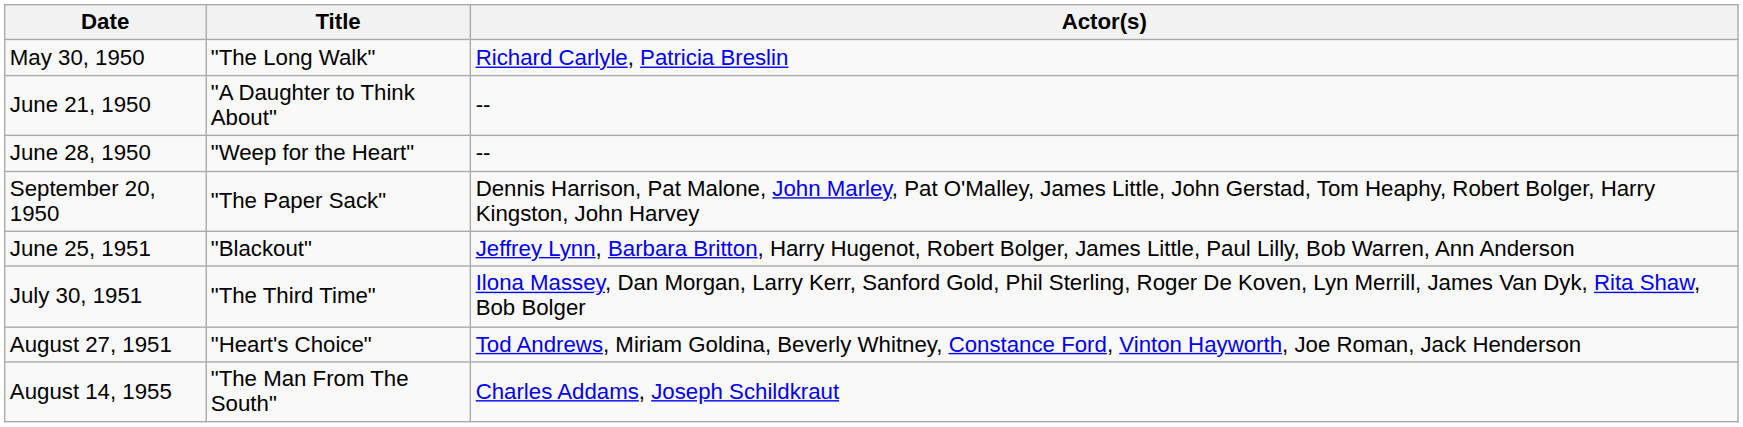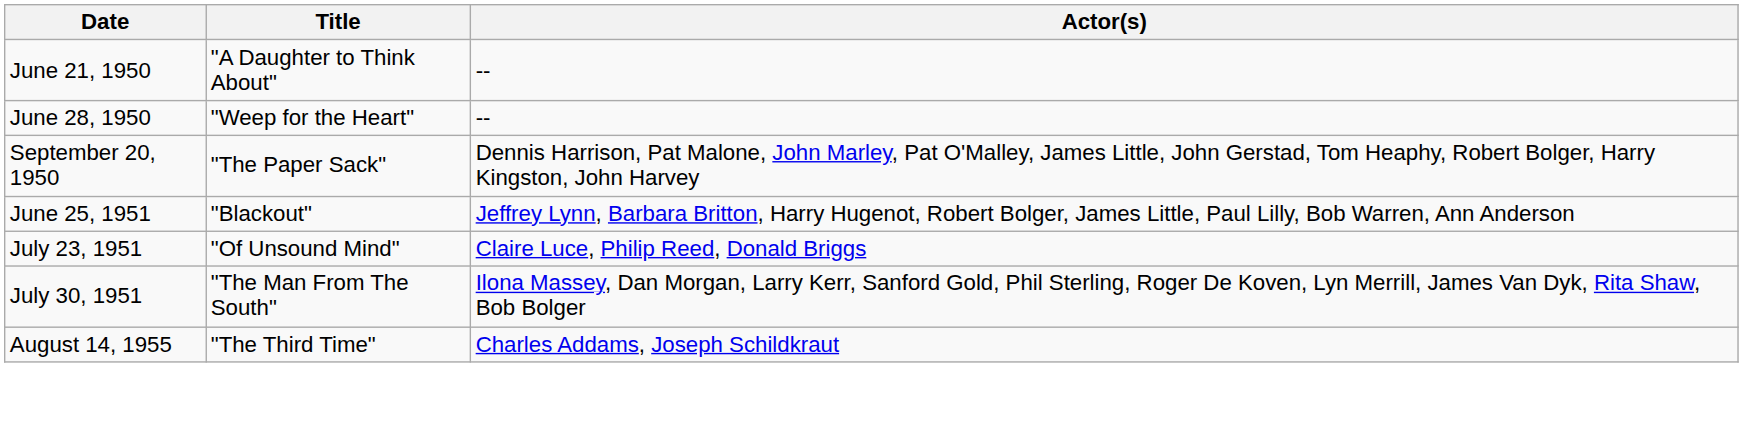- row: (77, 57)
+ row: (76, 248)
(293, 296) "The Third Time" -> (310, 296) "The Man From The South"
- row: (91, 344)
(310, 391) "The Man From The South" -> (293, 344) "The Third Time"
